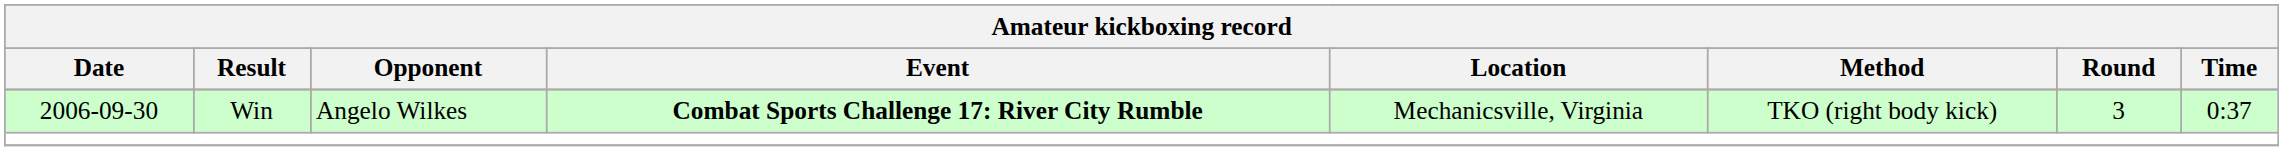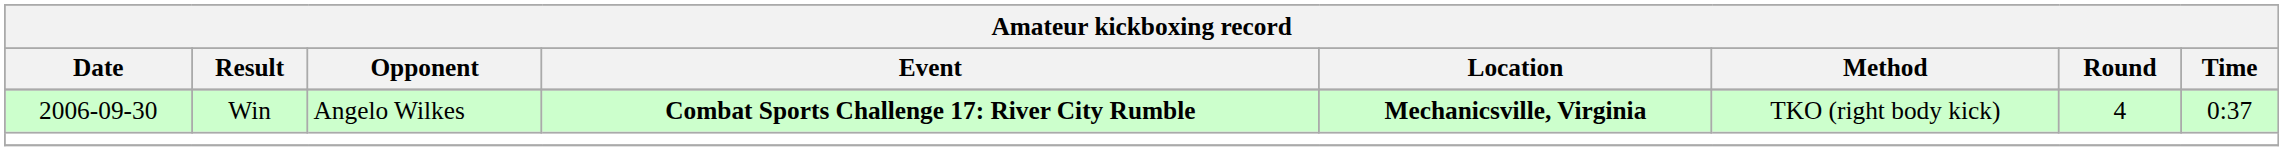(1518, 110) normal -> (1515, 110) bold
(2119, 110) 3 -> (2120, 110) 4
